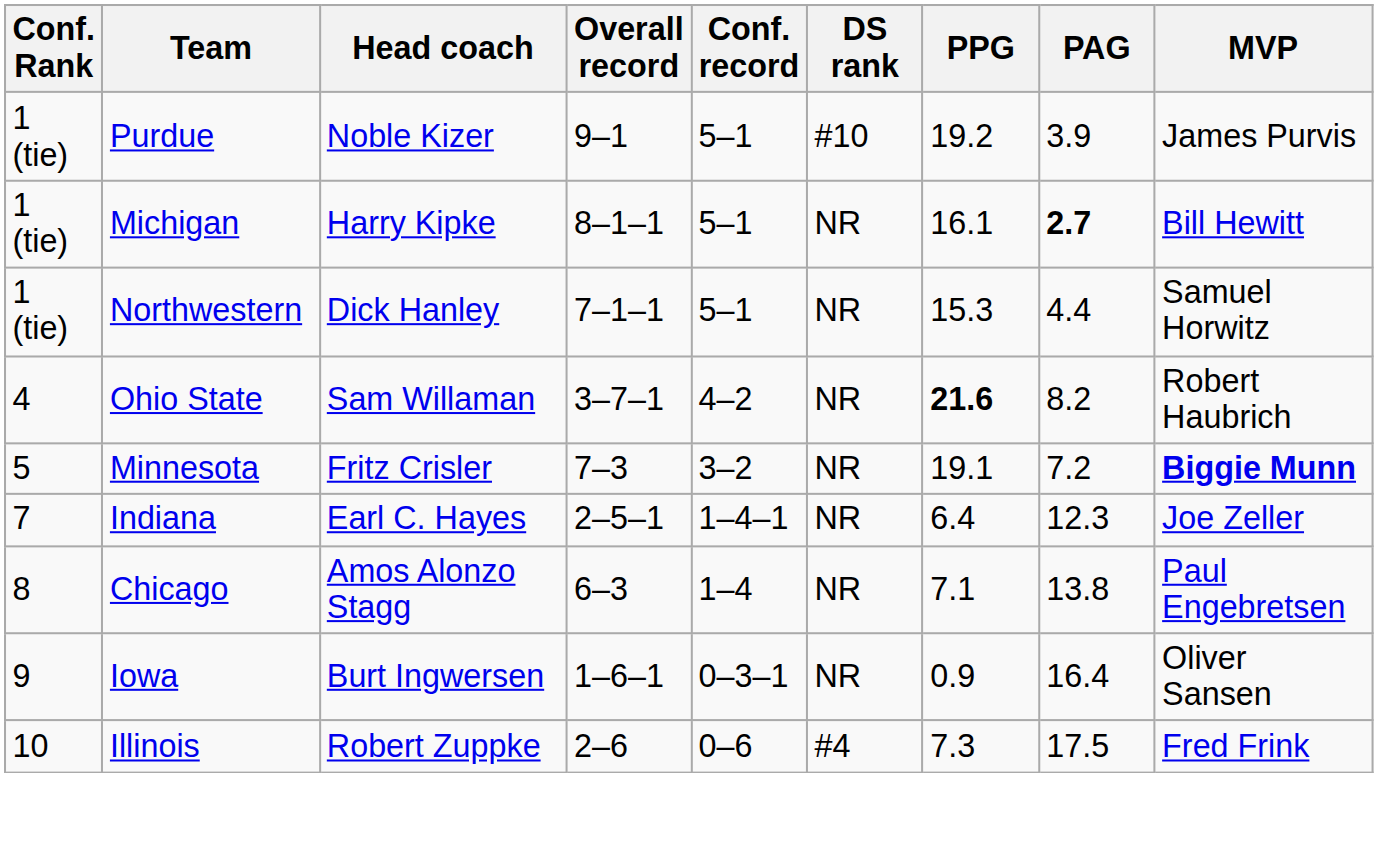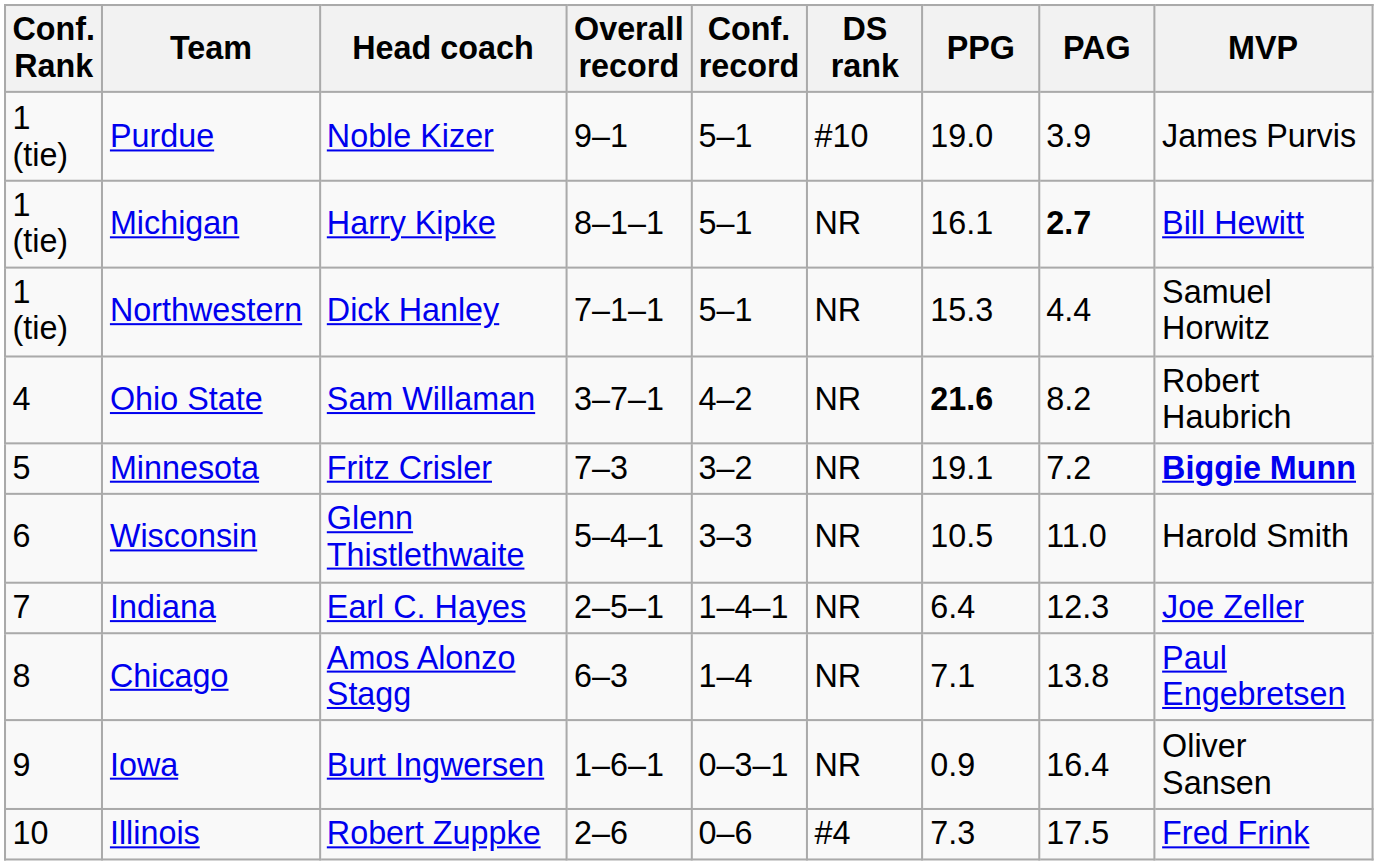(962, 135) 19.2 -> (962, 135) 19.0
+ row: (184, 537)
